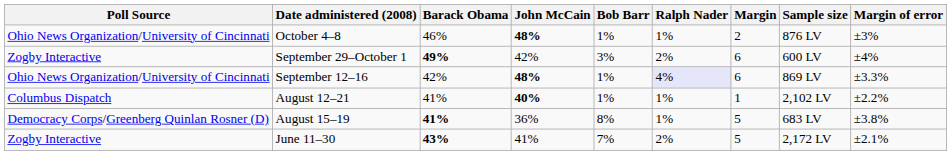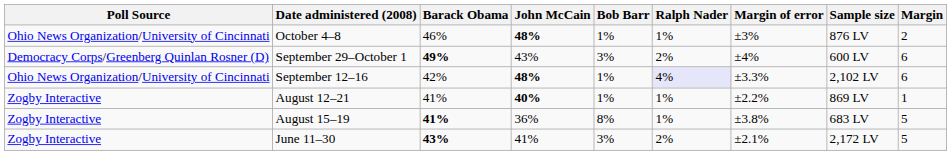columns swapped: (755, 14) <-> (898, 14)
(54, 56) Zogby Interactive -> (138, 56) Democracy Corps/Greenberg Quinlan Rosner (D)
(527, 56) 42% -> (527, 56) 43%
(802, 77) 869 LV -> (854, 77) 2,102 LV
(59, 98) Columbus Dispatch -> (54, 98) Zogby Interactive
(807, 98) 2,102 LV -> (849, 98) 869 LV
(138, 118) Democracy Corps/Greenberg Quinlan Rosner (D) -> (54, 118) Zogby Interactive
(605, 139) 7% -> (605, 139) 3%
